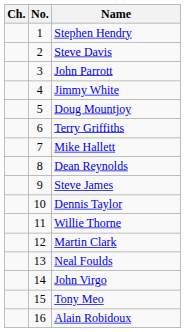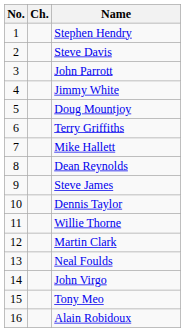columns swapped: (40, 14) <-> (16, 14)
